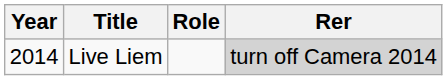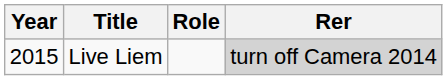(34, 56) 2014 -> (34, 56) 2015
